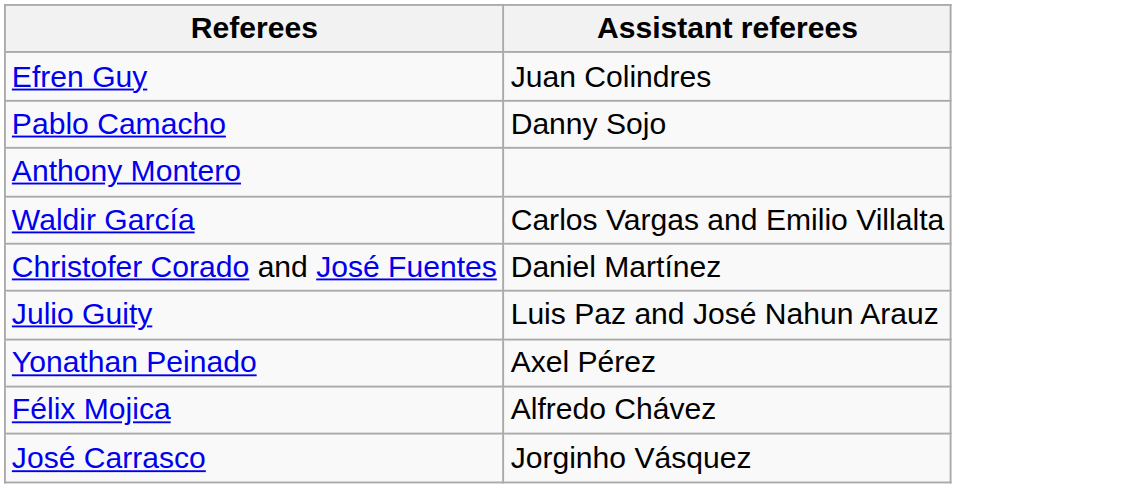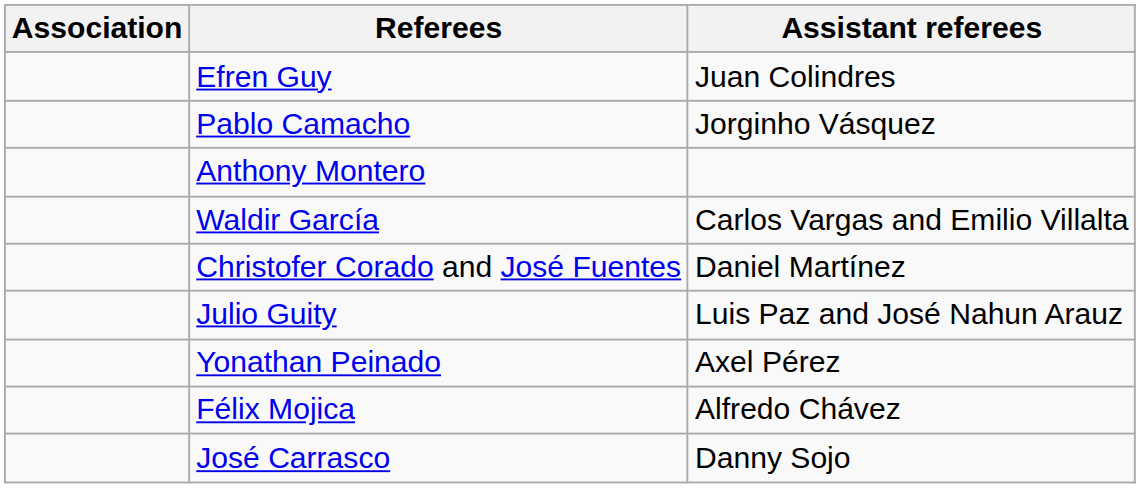+ column: (97, 28)
(588, 123) Danny Sojo -> (815, 123) Jorginho Vásquez
(631, 457) Jorginho Vásquez -> (773, 457) Danny Sojo
